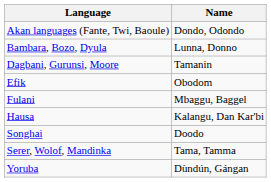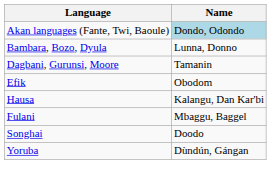(209, 30) no background -> (209, 30) lightblue background
rows swapped: (21, 99) <-> (20, 116)
- row: (59, 151)
